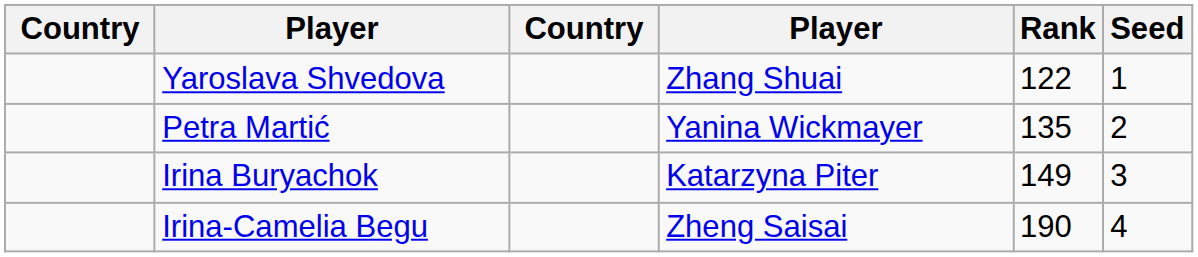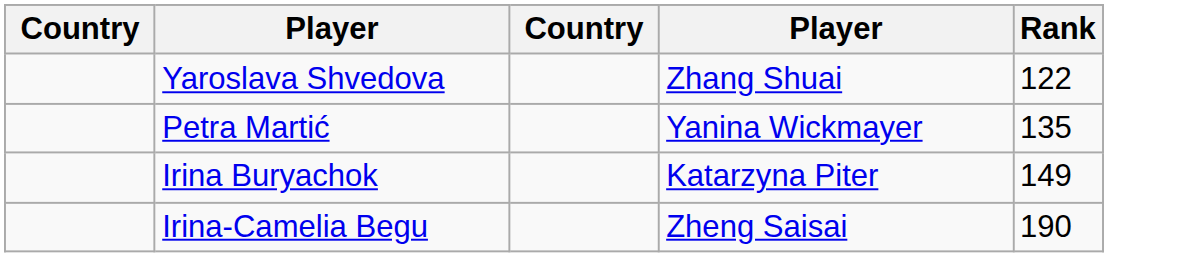- column: (1147, 29)
